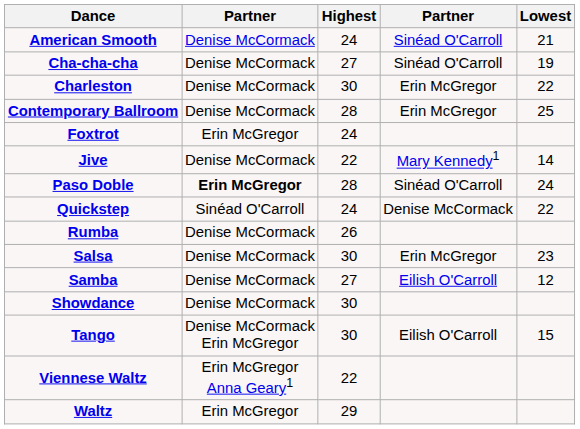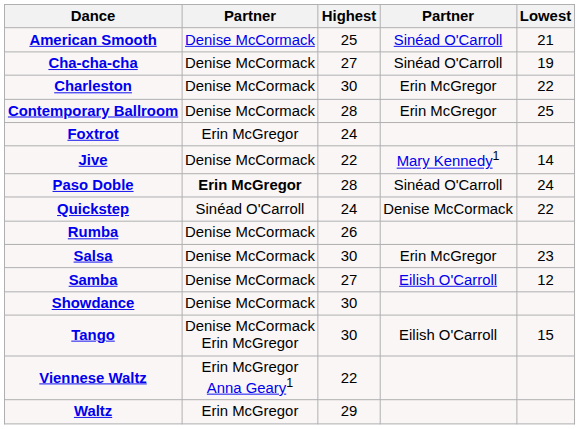(349, 39) 24 -> (349, 39) 25
